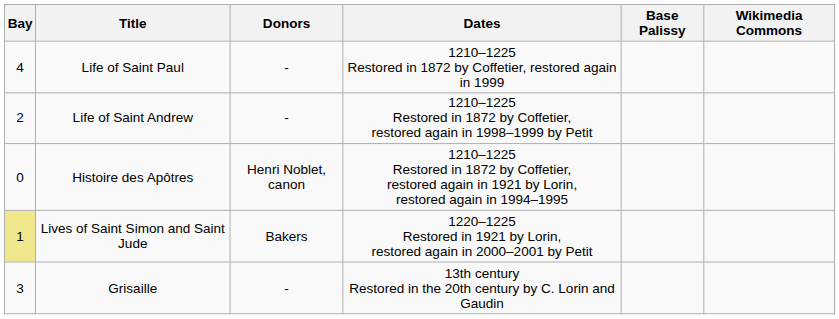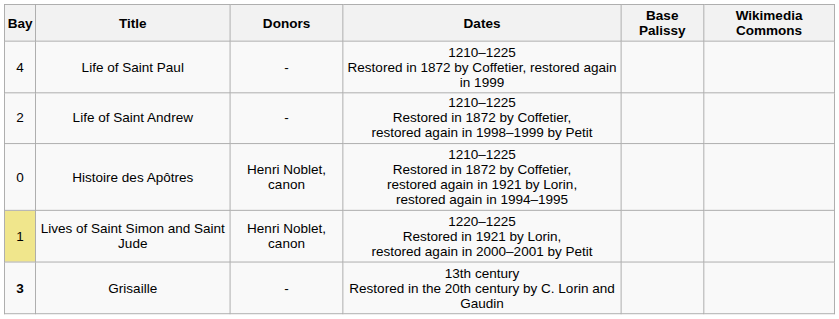(287, 236) Bakers -> (287, 236) Henri Noblet, canon
(20, 288) normal -> (20, 288) bold
